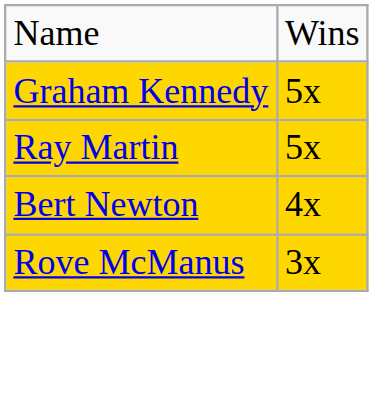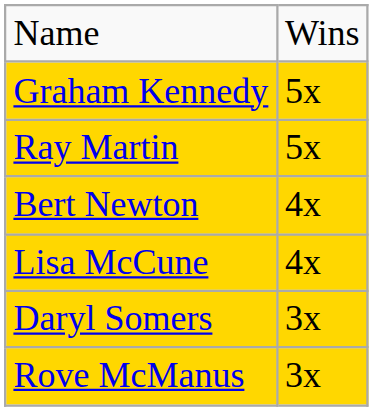+ row: (111, 261)
+ row: (113, 318)
